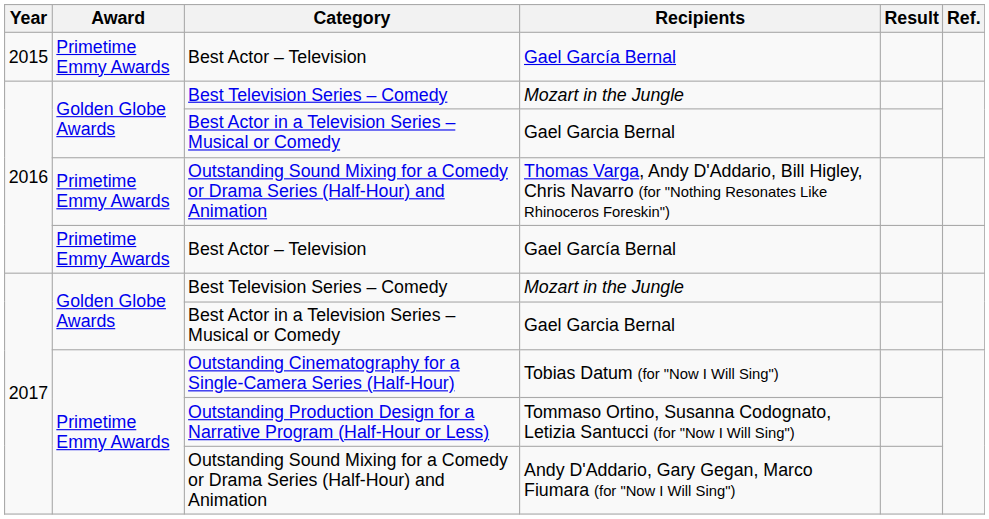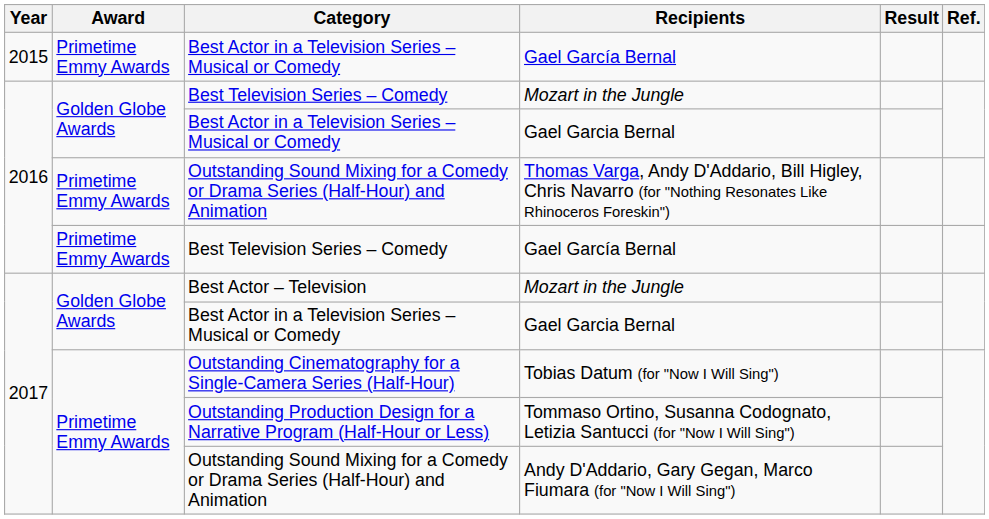(277, 56) Best Actor – Television -> (322, 56) Best Actor in a Television Series – Musical or Comedy
(277, 249) Best Actor – Television -> (318, 249) Best Television Series – Comedy
(318, 287) Best Television Series – Comedy -> (277, 287) Best Actor – Television
